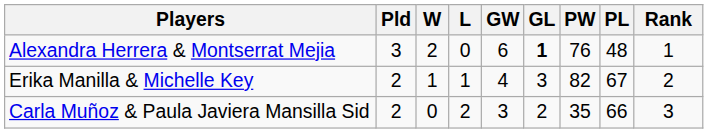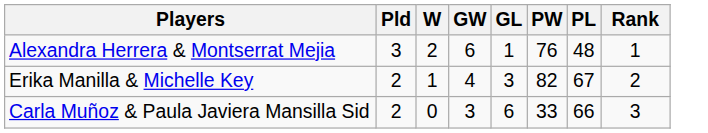- column: (465, 19)
(542, 50) bold -> (509, 50) normal
(542, 111) 2 -> (509, 111) 6
(580, 111) 35 -> (547, 111) 33
